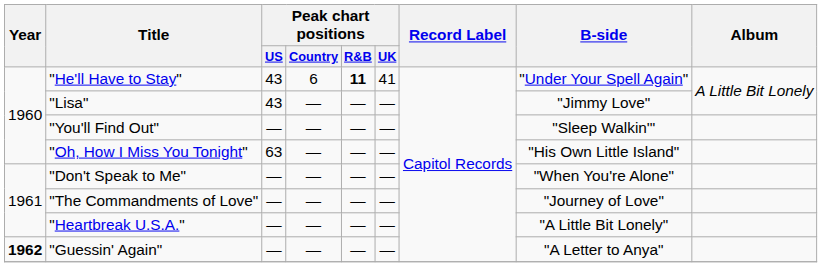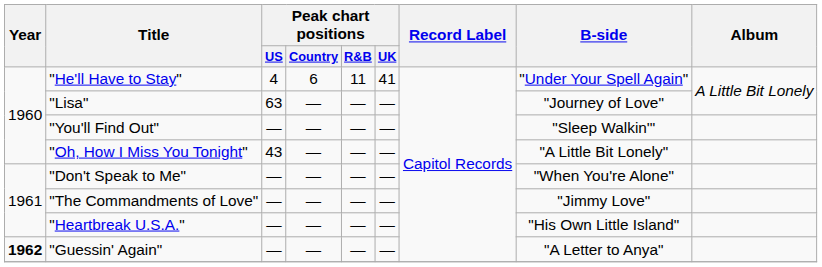(274, 78) 43 -> (274, 78) 4
(358, 78) bold -> (358, 78) normal
(274, 103) 43 -> (274, 103) 63
(604, 103) "Jimmy Love" -> (604, 103) "Journey of Love"
(274, 151) 63 -> (274, 151) 43
(604, 151) "His Own Little Island" -> (604, 151) "A Little Bit Lonely"
(604, 200) "Journey of Love" -> (604, 200) "Jimmy Love"
(604, 224) "A Little Bit Lonely" -> (604, 224) "His Own Little Island"
